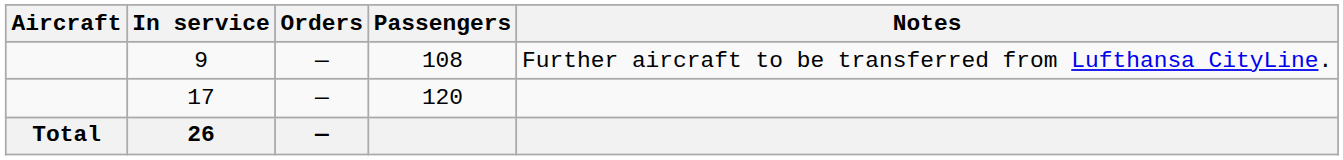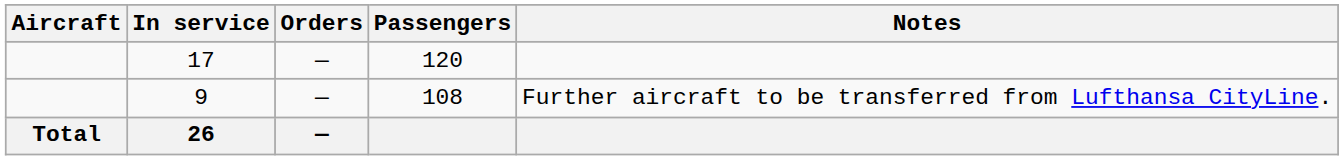rows swapped: (201, 61) <-> (201, 98)
